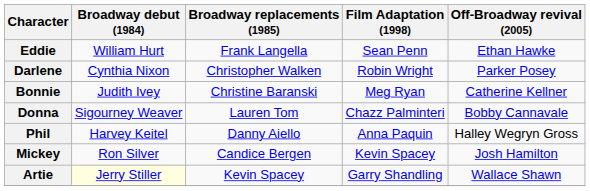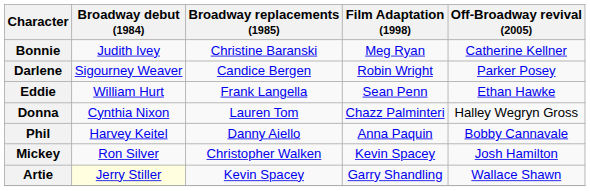rows swapped: (38, 50) <-> (38, 92)
(129, 71) Cynthia Nixon -> (129, 71) Sigourney Weaver
(264, 71) Christopher Walken -> (264, 71) Candice Bergen
(129, 112) Sigourney Weaver -> (129, 112) Cynthia Nixon
(516, 112) Bobby Cannavale -> (516, 112) Halley Wegryn Gross
(516, 133) Halley Wegryn Gross -> (516, 133) Bobby Cannavale
(264, 154) Candice Bergen -> (264, 154) Christopher Walken
